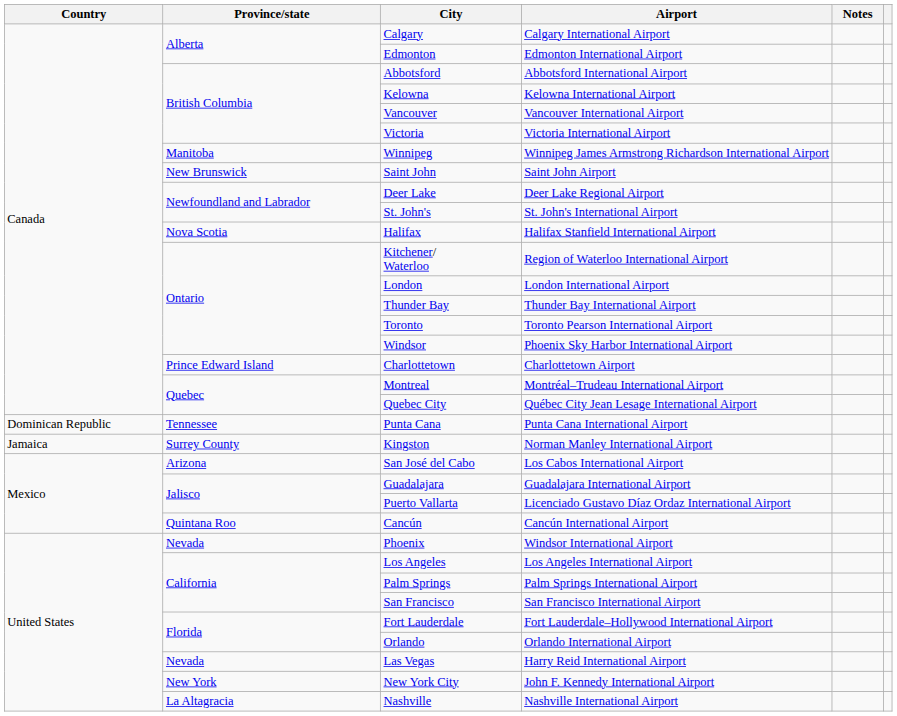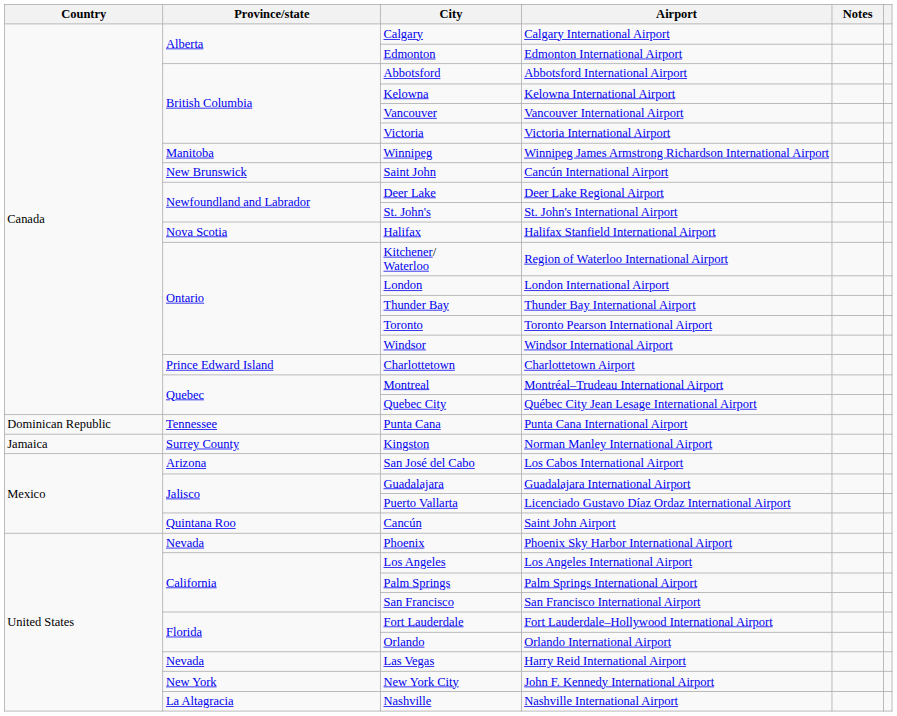(570, 172) Saint John Airport -> (596, 172) Cancún International Airport
(628, 345) Phoenix Sky Harbor International Airport -> (598, 345) Windsor International Airport
(596, 523) Cancún International Airport -> (570, 523) Saint John Airport
(598, 543) Windsor International Airport -> (628, 543) Phoenix Sky Harbor International Airport
